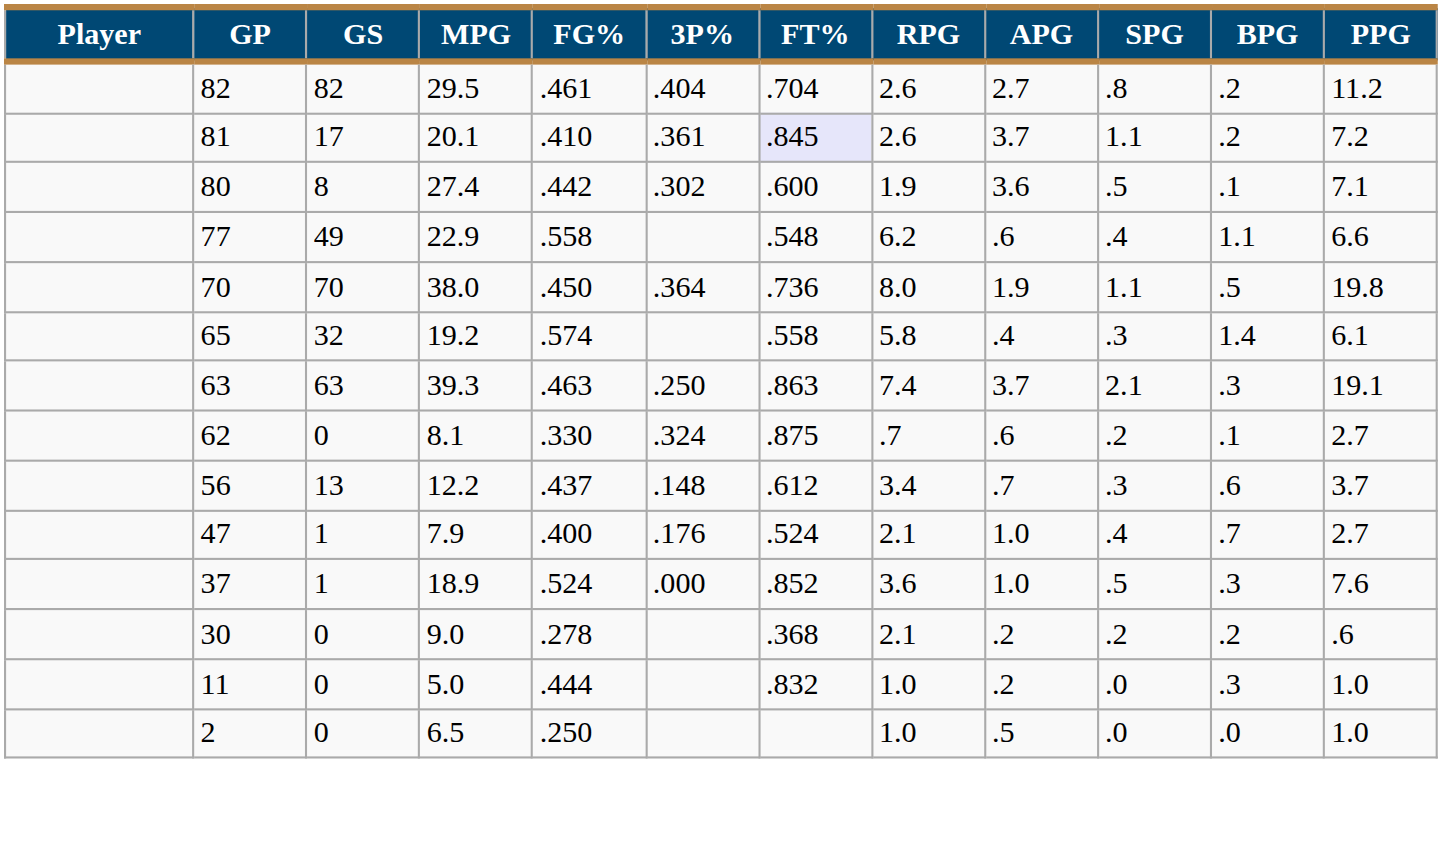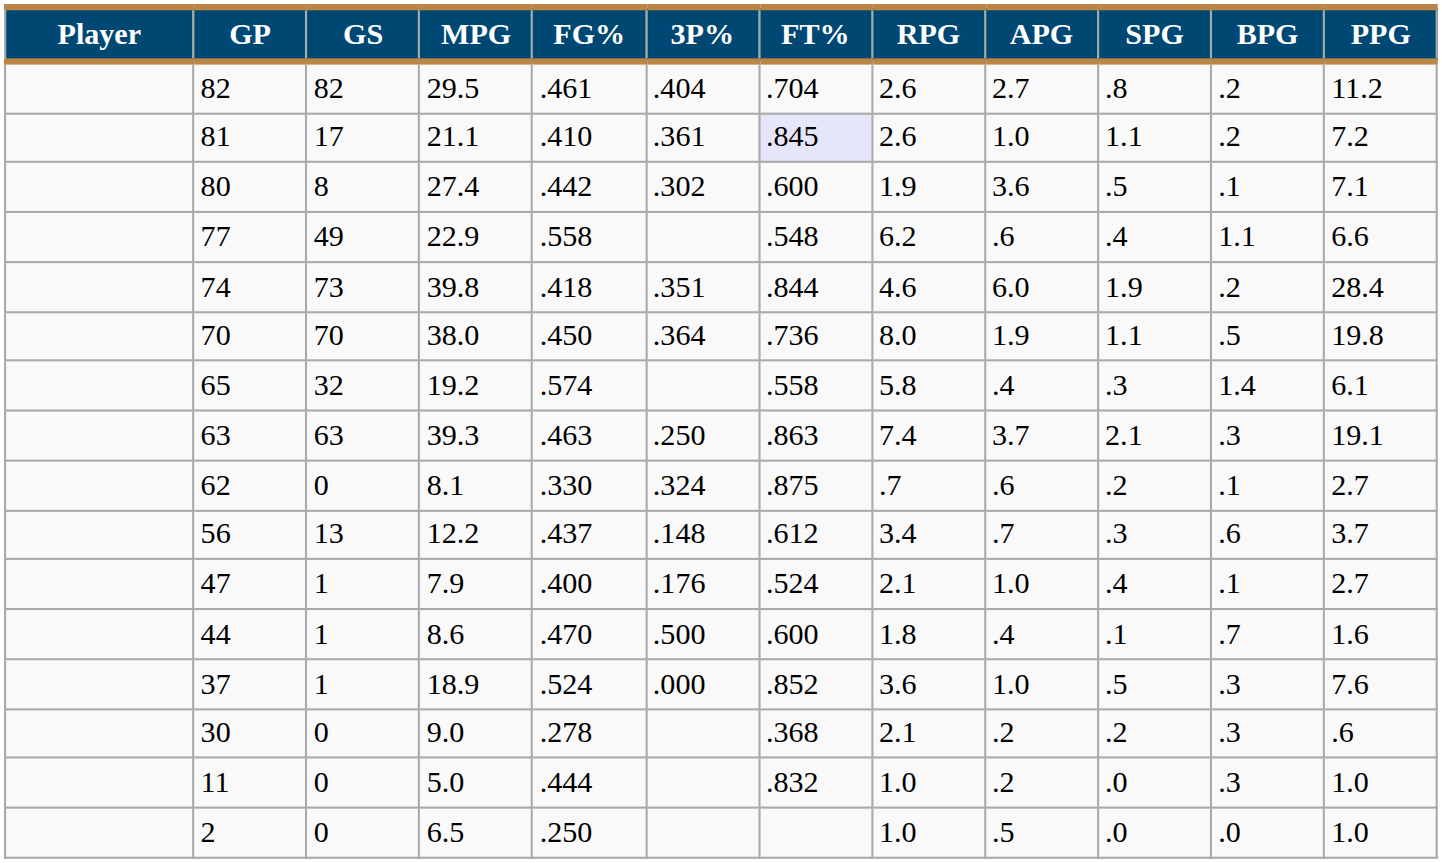(453, 137) 20.1 -> (453, 137) 21.1
(1011, 137) 3.7 -> (1011, 137) 1.0
+ row: (216, 286)
(1229, 534) .7 -> (1229, 584) .1
+ row: (216, 633)
(1229, 633) .2 -> (1229, 732) .3
